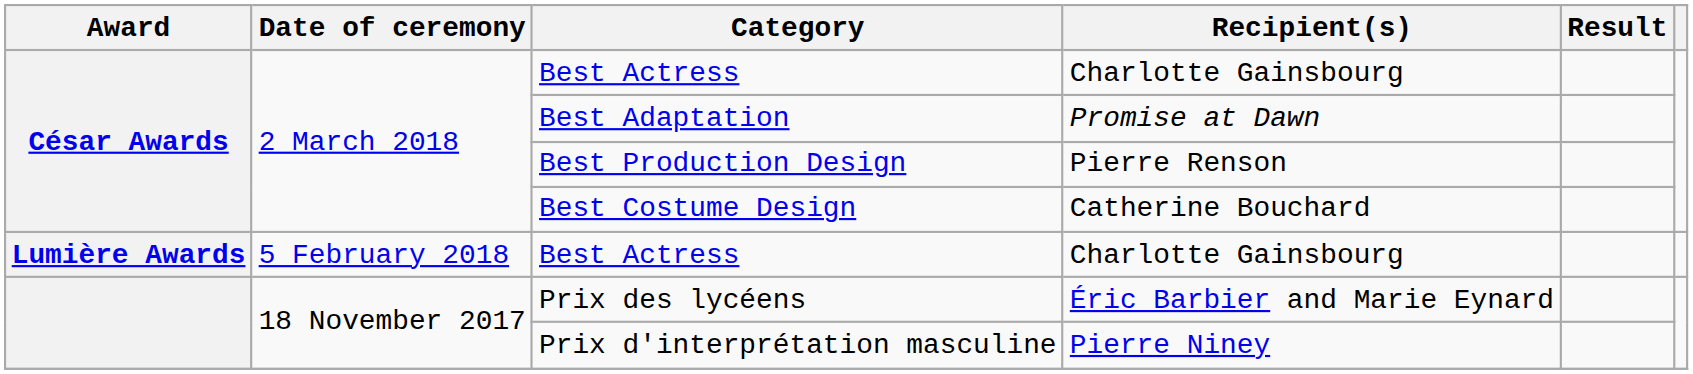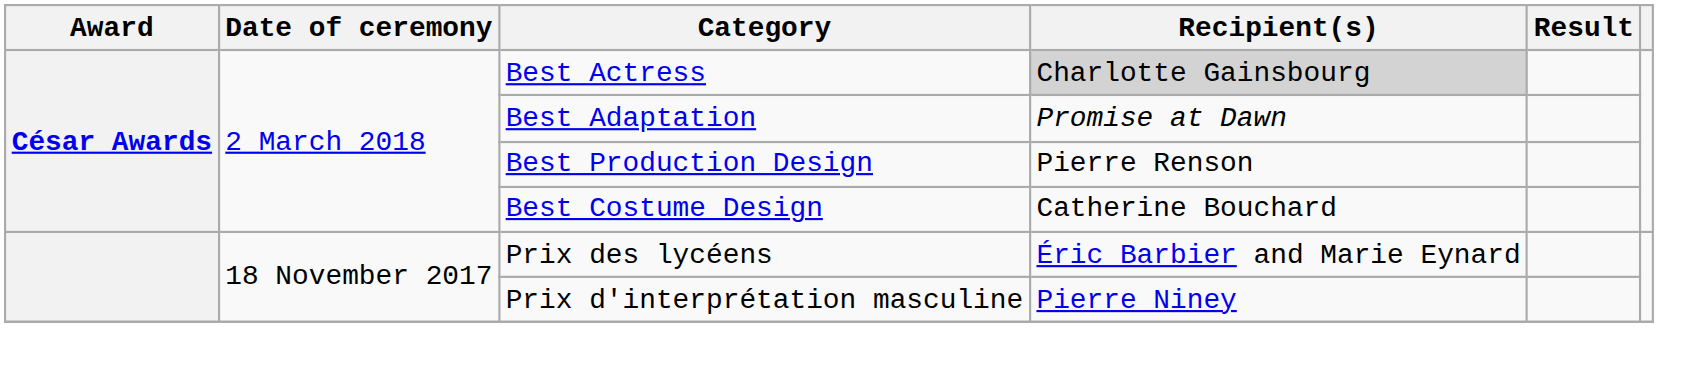(1237, 73) no background -> (1203, 73) lightgrey background
- row: (129, 254)
